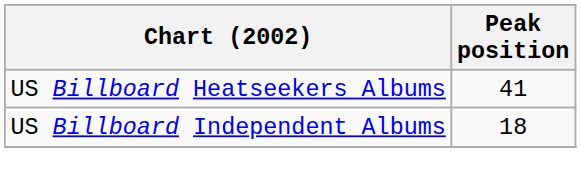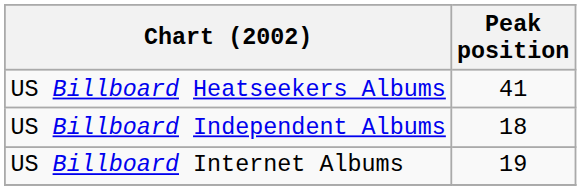+ row: (207, 165)
